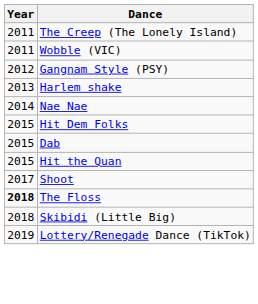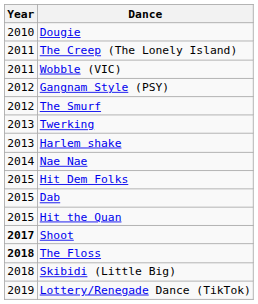+ row: (60, 32)
+ row: (70, 106)
+ row: (67, 124)
(21, 180) normal -> (21, 235) bold
